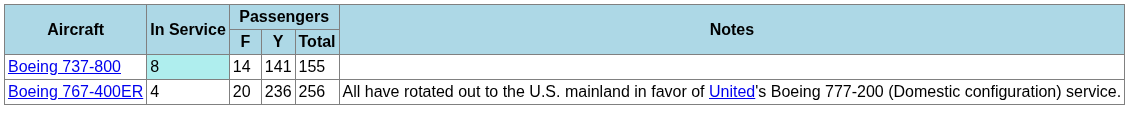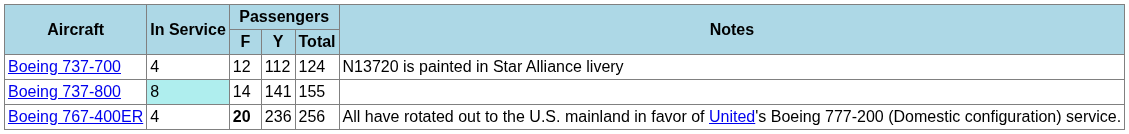+ row: (64, 66)
(242, 92) normal -> (242, 116) bold
